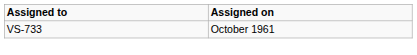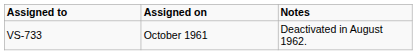+ column: (295, 12)
